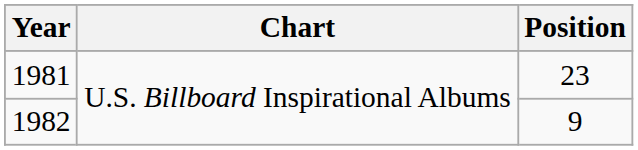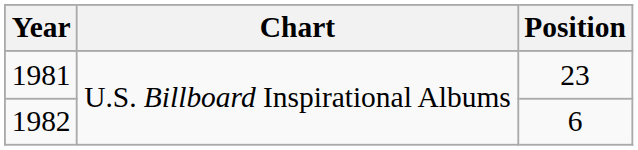(575, 121) 9 -> (575, 121) 6
